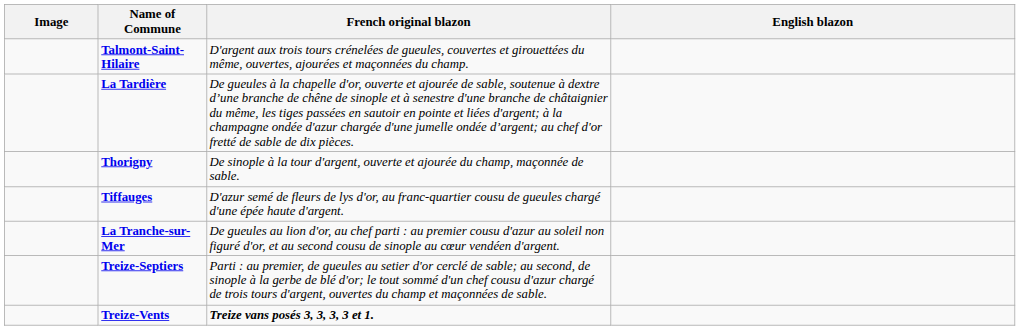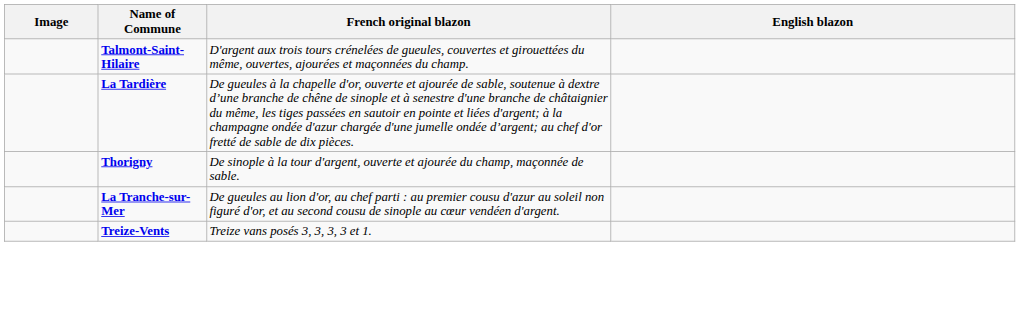- row: (127, 196)
- row: (142, 266)
(292, 315) bold -> (291, 231) normal
